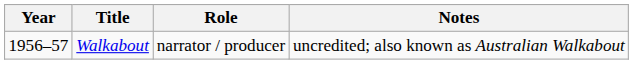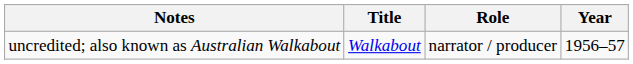columns swapped: (38, 18) <-> (459, 18)
